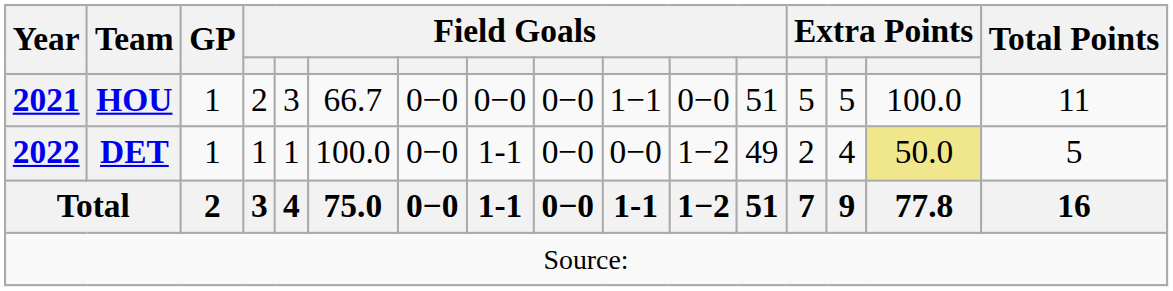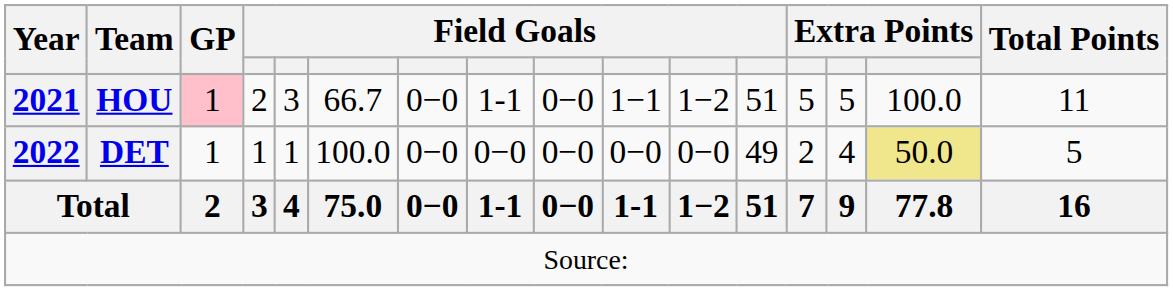(212, 99) no background -> (212, 99) pink background
(500, 99) 0−0 -> (500, 99) 1-1
(703, 99) 0−0 -> (703, 99) 1−2
(500, 152) 1-1 -> (500, 152) 0−0
(703, 152) 1−2 -> (703, 152) 0−0
